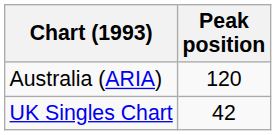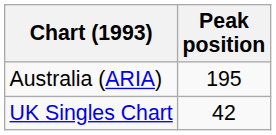(224, 79) 120 -> (224, 79) 195
